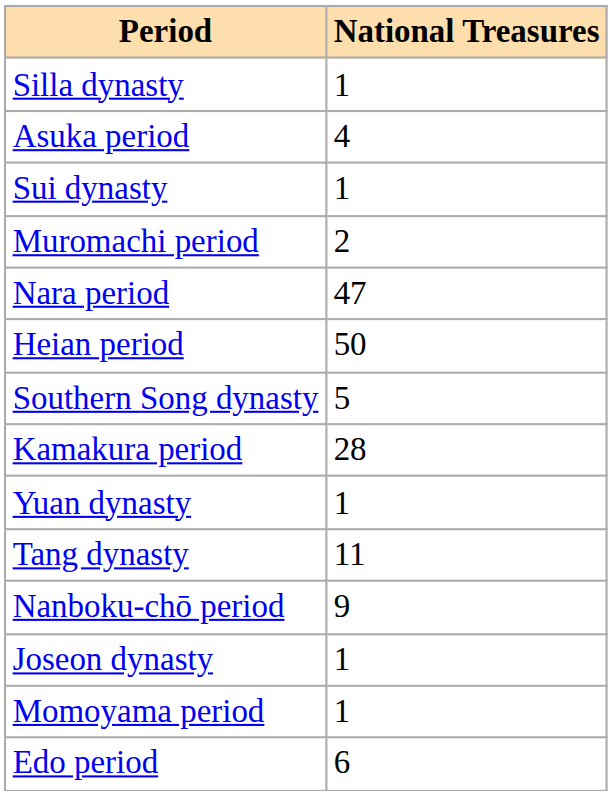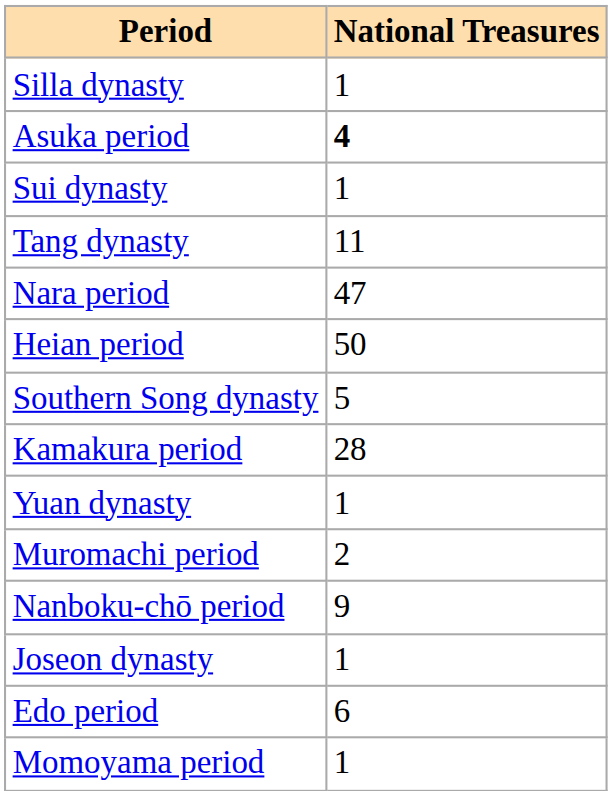(342, 136) normal -> (342, 136) bold
rows swapped: (101, 554) <-> (136, 240)
rows swapped: (138, 711) <-> (85, 763)
